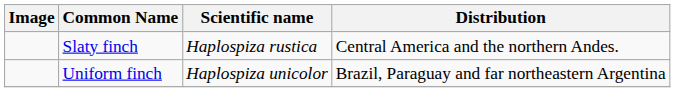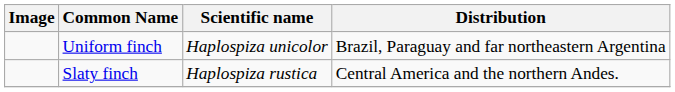rows swapped: (100, 45) <-> (112, 73)
